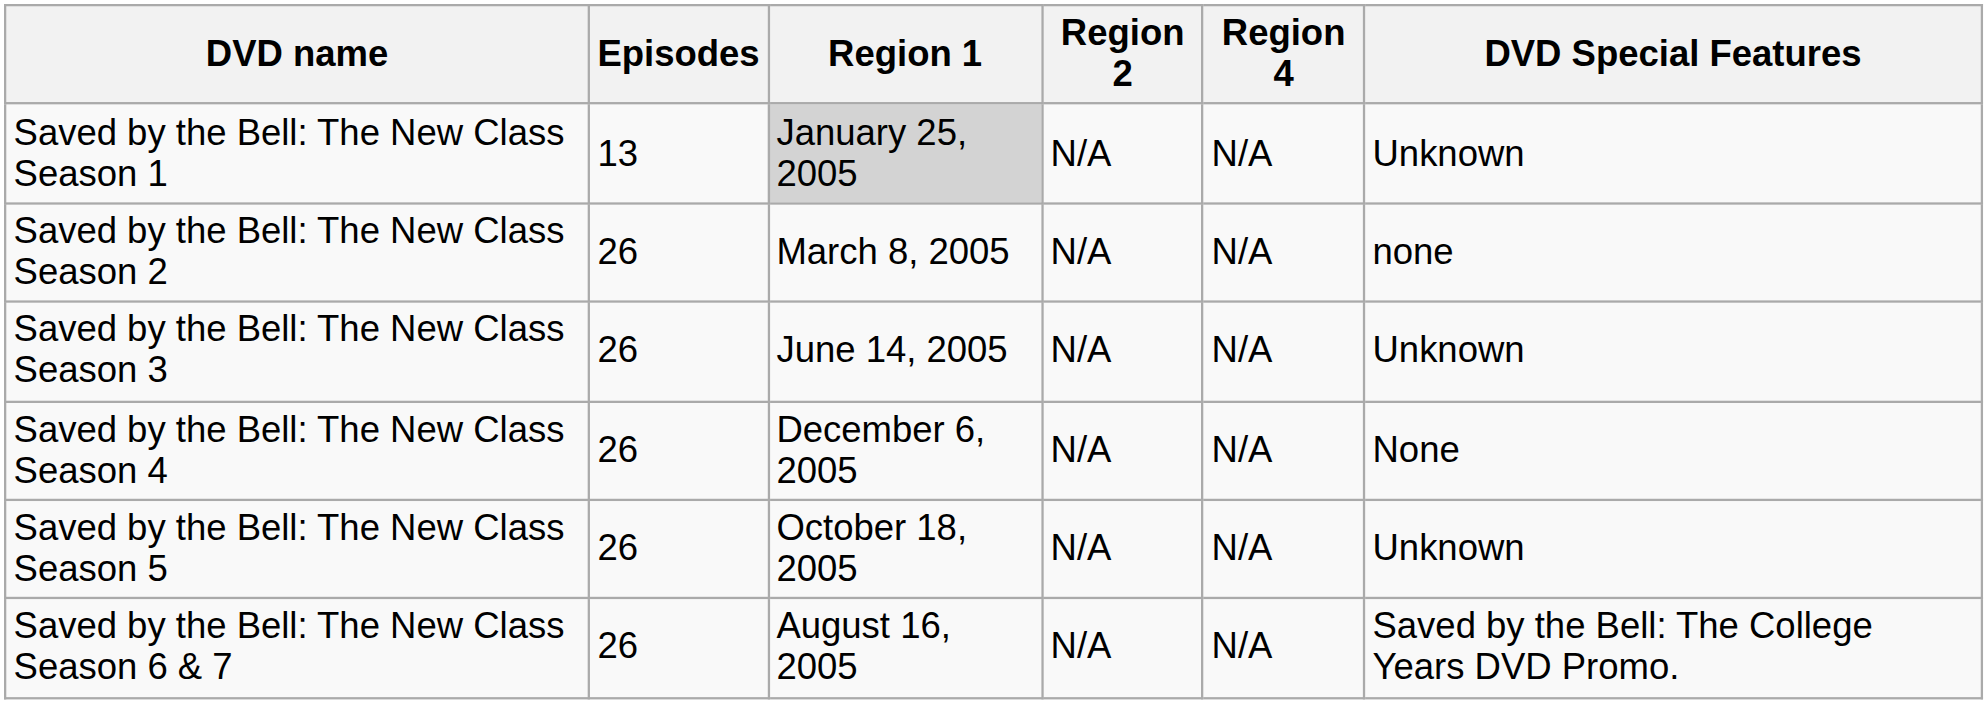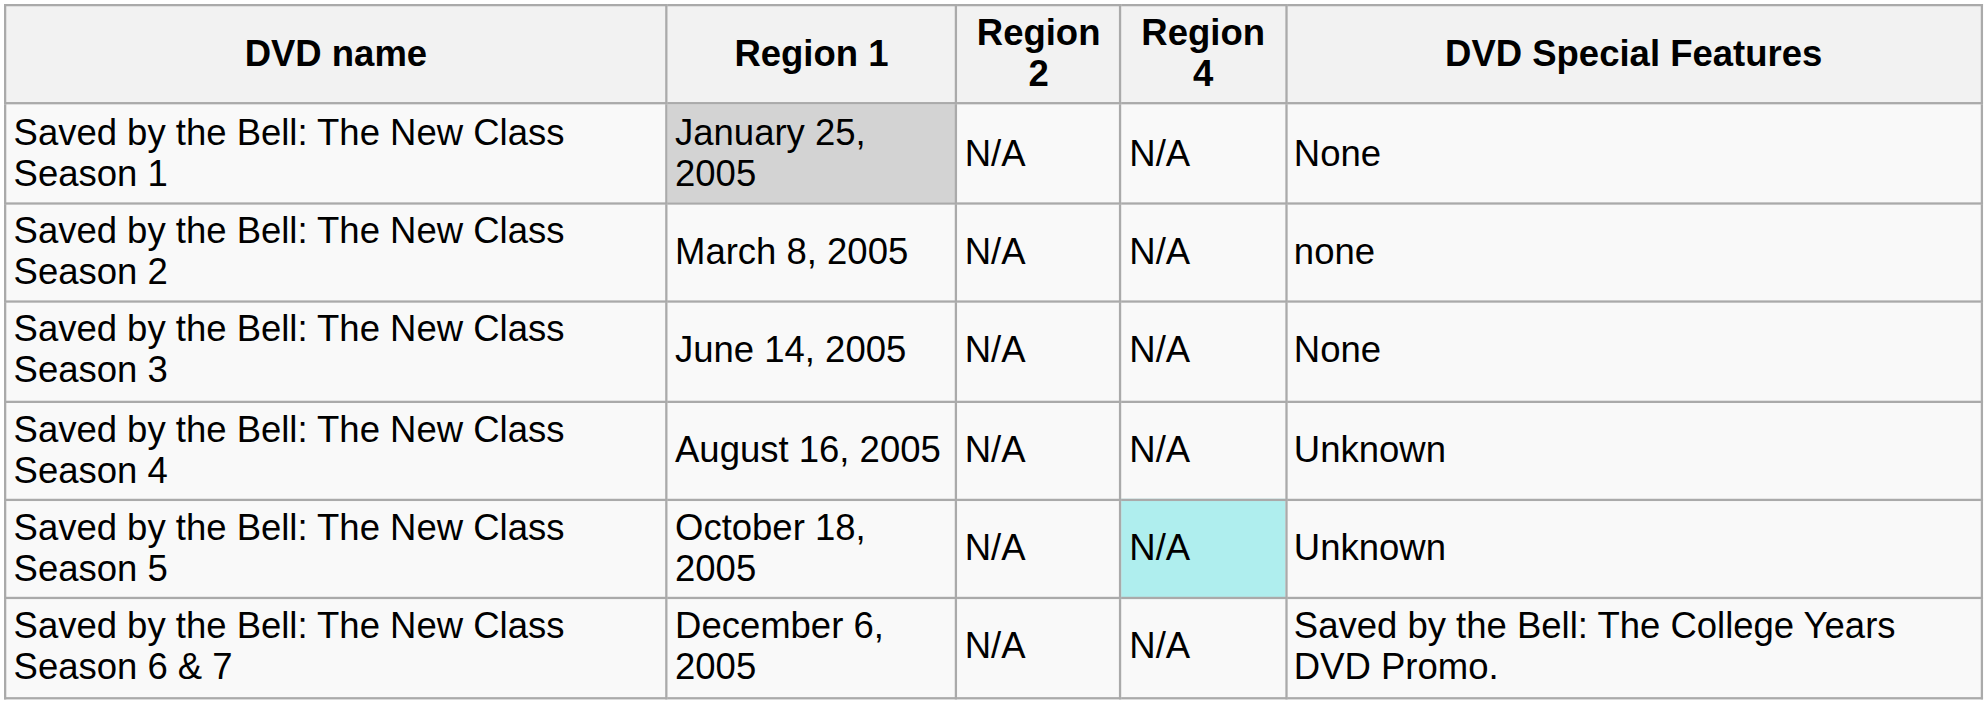- column: (679, 53)
(1449, 152) Unknown -> (1337, 152) None
(1449, 350) Unknown -> (1337, 350) None
(881, 449) December 6, 2005 -> (808, 449) August 16, 2005
(1416, 449) None -> (1370, 449) Unknown
(1242, 548) no background -> (1160, 548) paleturquoise background
(864, 647) August 16, 2005 -> (779, 647) December 6, 2005
